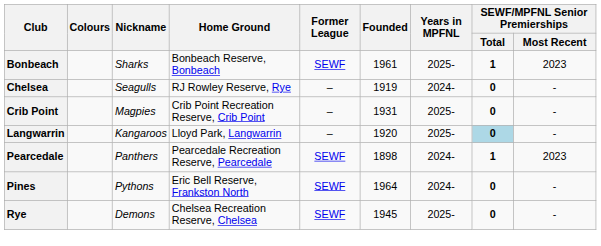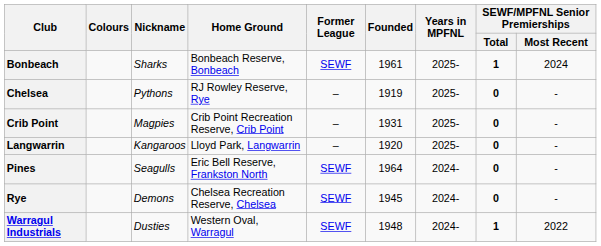(555, 65) 2023 -> (556, 65) 2024
(136, 88) Seagulls -> (153, 94) Pythons
(441, 88) 2024- -> (446, 94) 2025-
(493, 134) lightblue background -> (496, 146) no background
- row: (35, 157)
(134, 186) Pythons -> (154, 169) Seagulls
(441, 215) 2025- -> (446, 198) 2024-
+ row: (34, 227)
